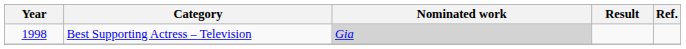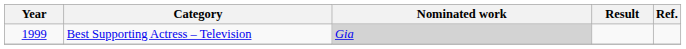(34, 34) 1998 -> (34, 34) 1999
